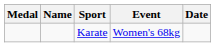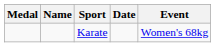columns swapped: (146, 14) <-> (197, 14)
